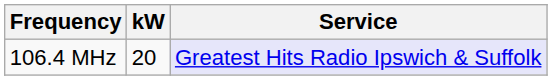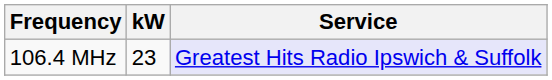(144, 57) 20 -> (144, 57) 23
